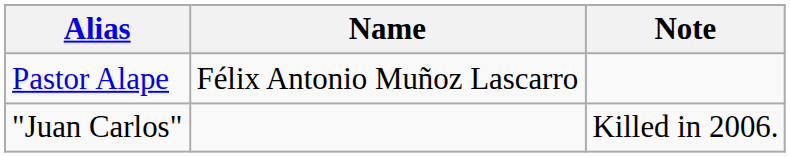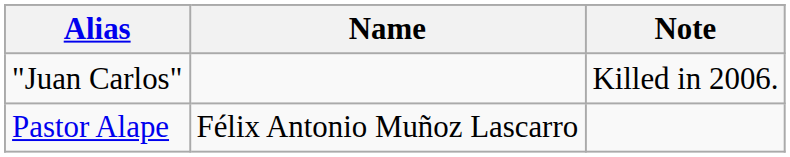rows swapped: (91, 77) <-> (97, 126)
